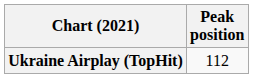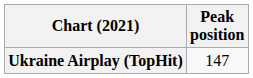(217, 60) 112 -> (217, 60) 147
